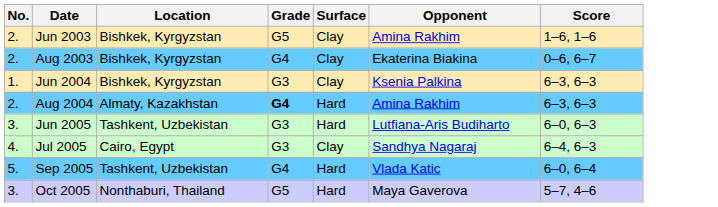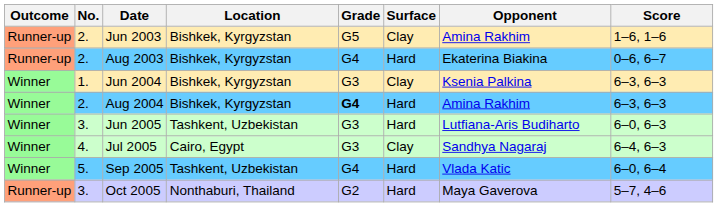+ column: (39, 14)
(330, 58) Clay -> (401, 58) Hard
(159, 102) Almaty, Kazakhstan -> (230, 102) Bishkek, Kyrgyzstan
(280, 190) G5 -> (350, 190) G2
